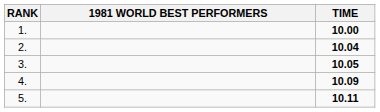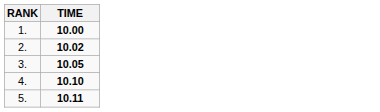- column: (178, 13)
(345, 47) 10.04 -> (70, 47) 10.02
(345, 82) 10.09 -> (70, 82) 10.10
